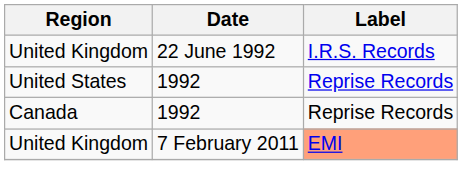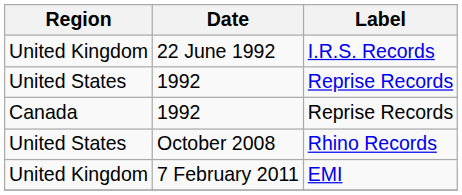+ row: (68, 143)
(325, 143) lightsalmon background -> (325, 174) no background
